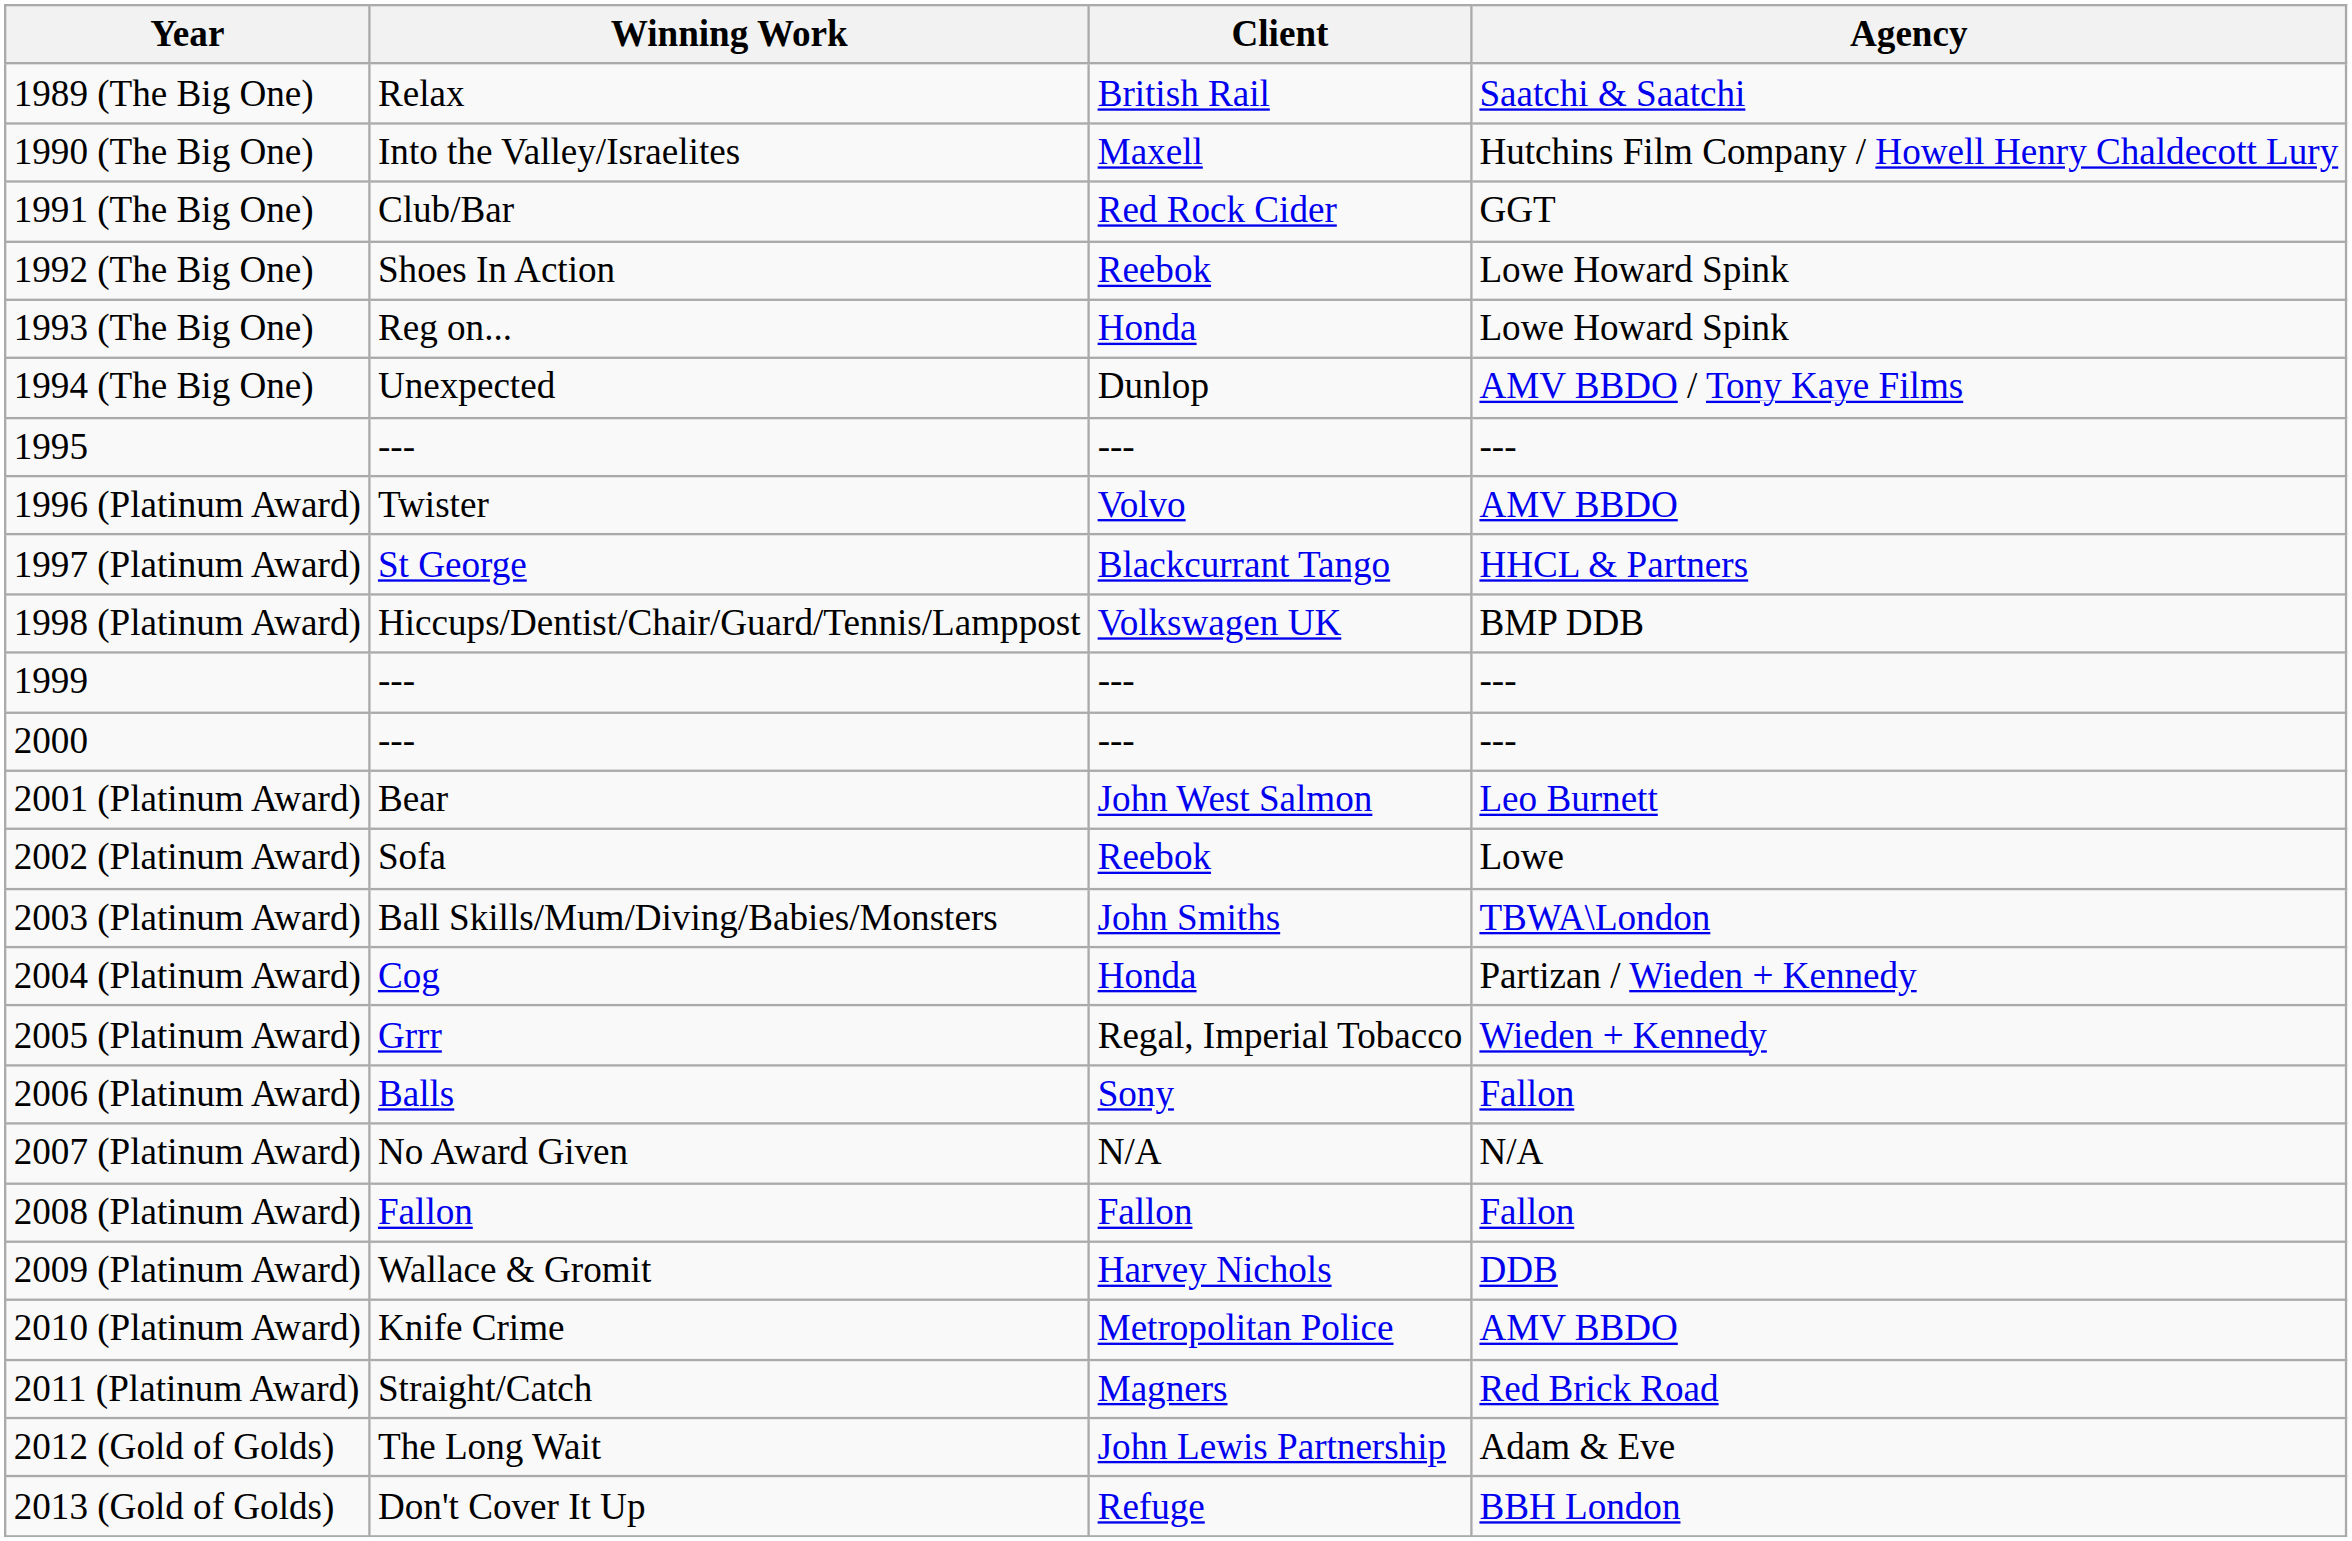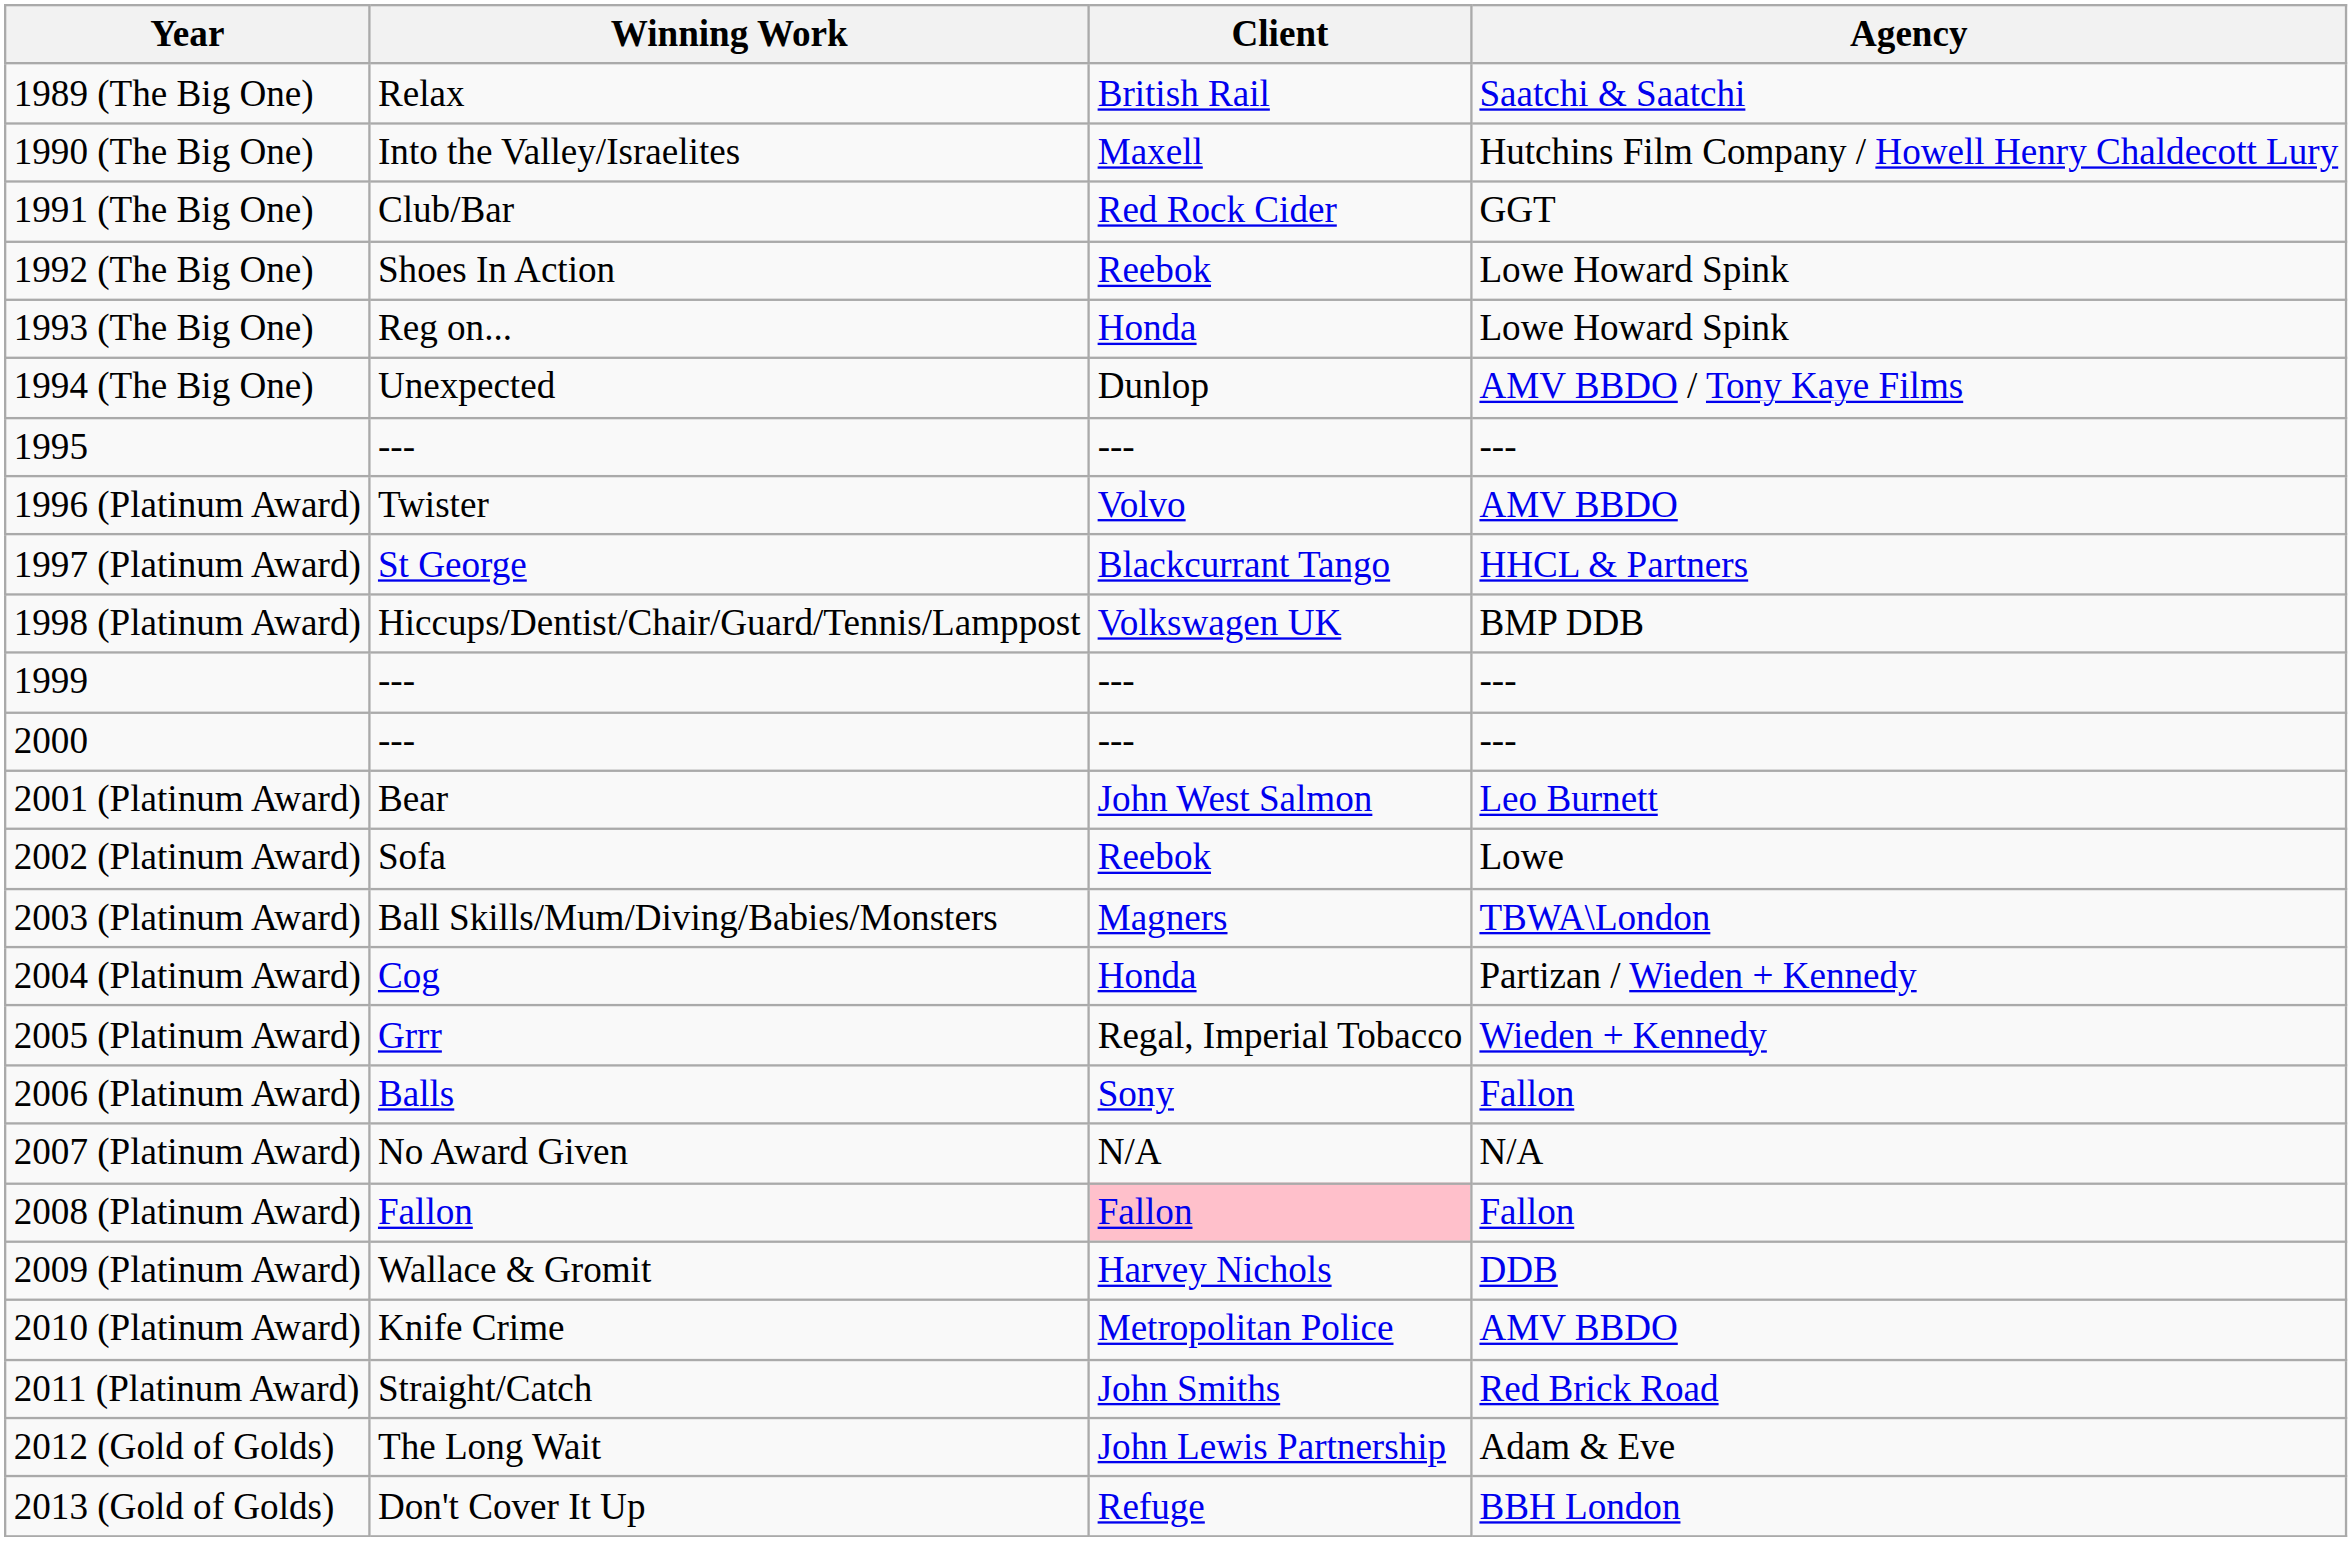(1189, 916) John Smiths -> (1163, 916) Magners
(1145, 1211) no background -> (1145, 1211) pink background
(1163, 1387) Magners -> (1189, 1387) John Smiths
